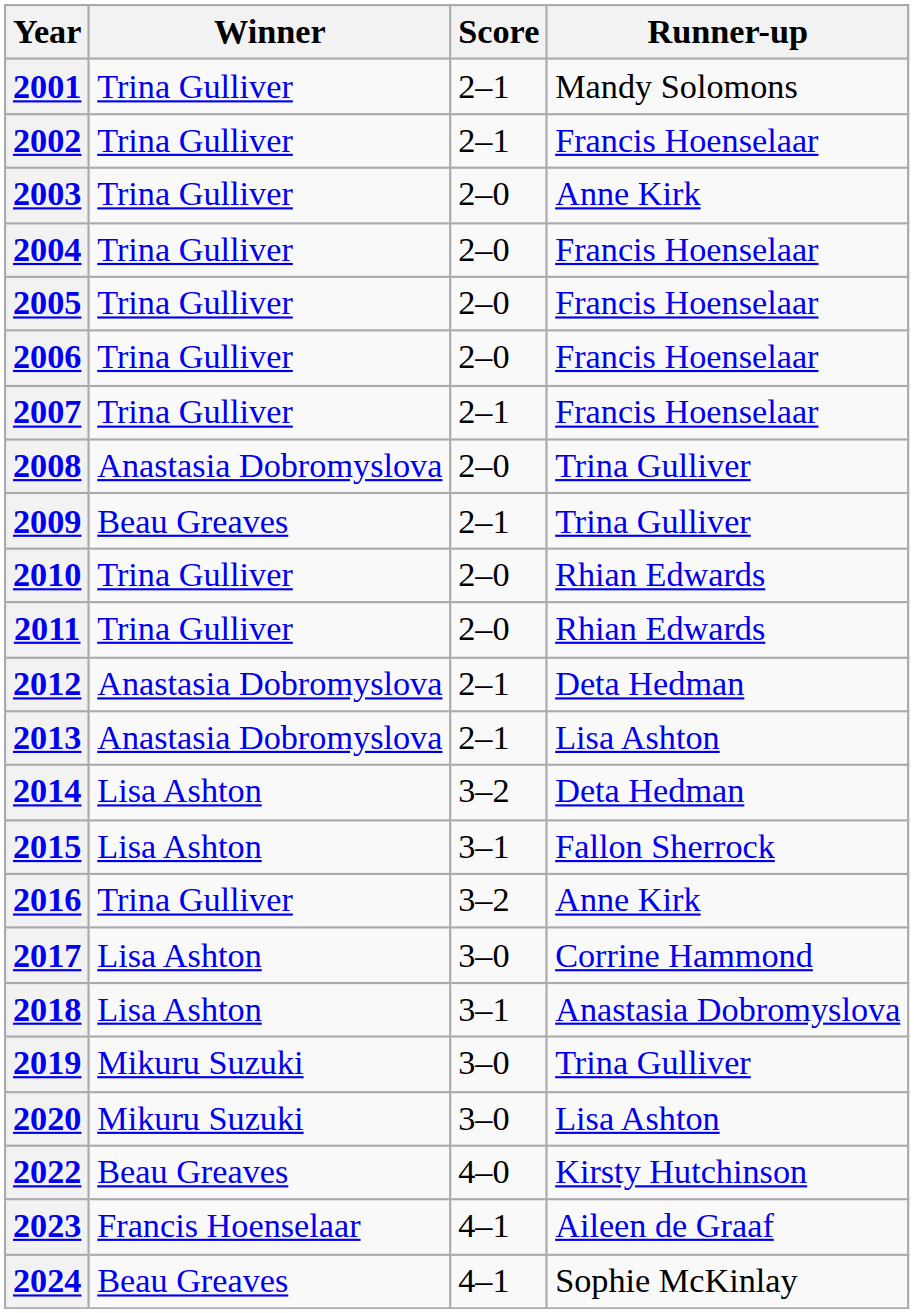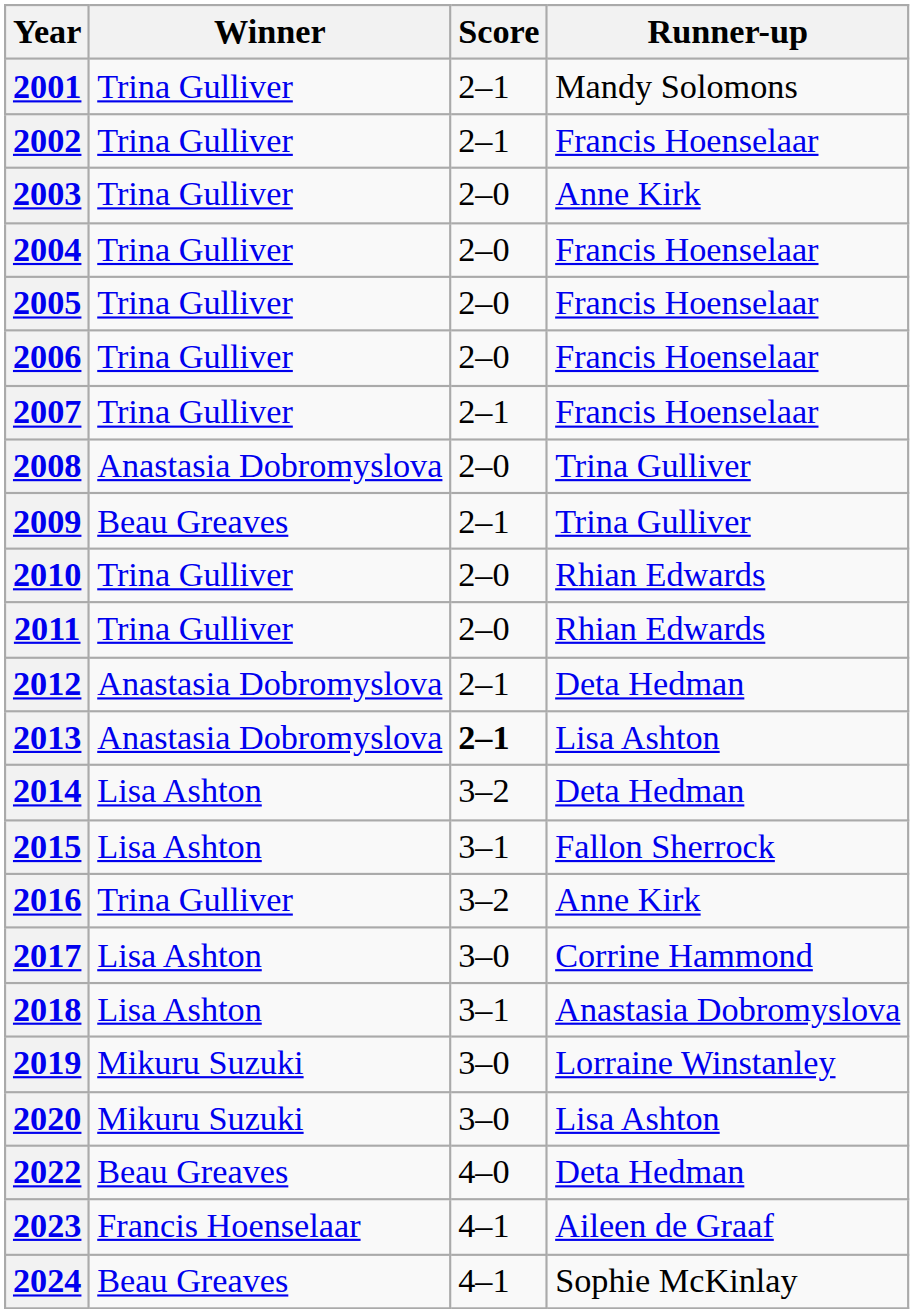(484, 737) normal -> (484, 737) bold
(653, 1063) Trina Gulliver -> (695, 1063) Lorraine Winstanley
(681, 1172) Kirsty Hutchinson -> (650, 1172) Deta Hedman
